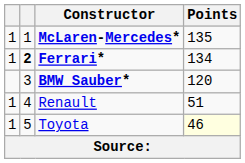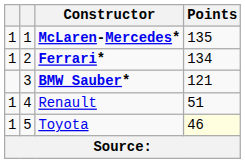(27, 60) bold -> (27, 60) normal
(200, 81) 120 -> (200, 81) 121
